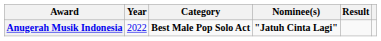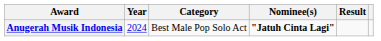(137, 28) 2022 -> (137, 28) 2024
(201, 28) bold -> (199, 28) normal
